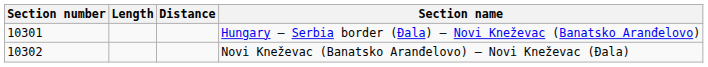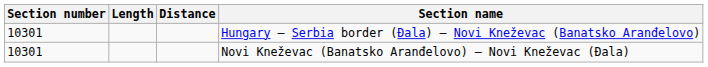(25, 52) 10302 -> (25, 52) 10301
